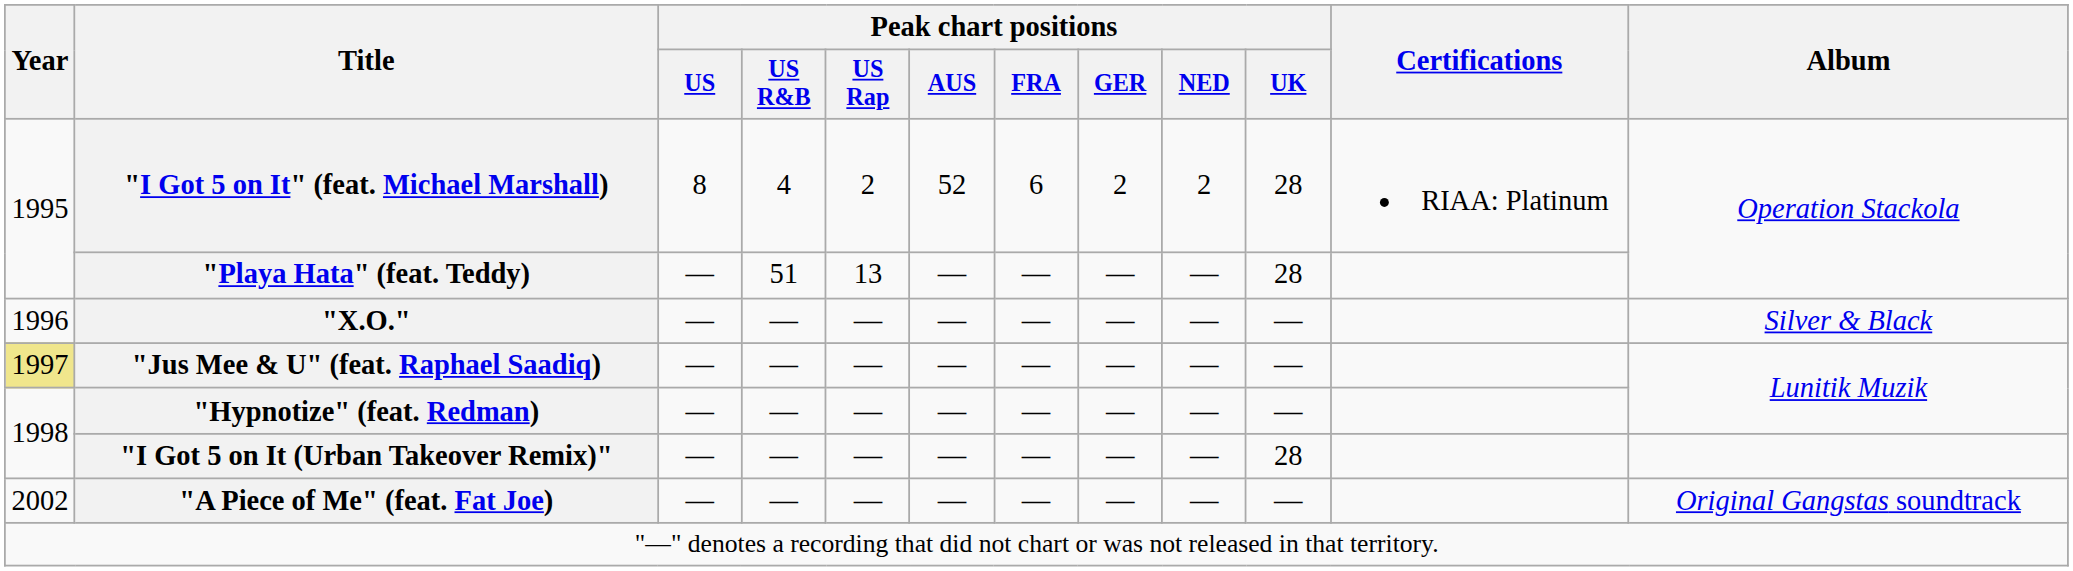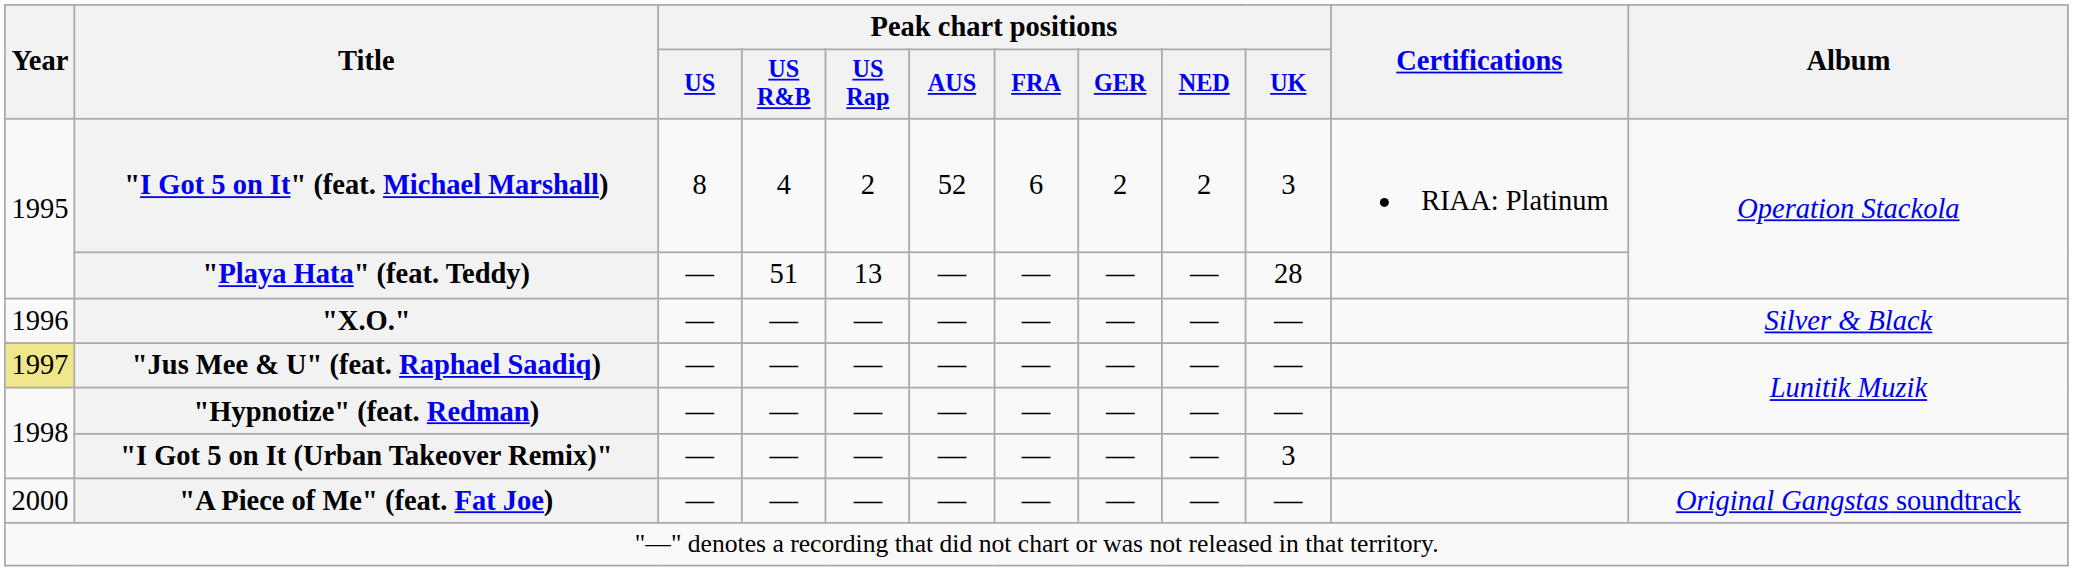(1288, 185) 28 -> (1288, 185) 3
(1288, 455) 28 -> (1288, 455) 3
(40, 500) 2002 -> (40, 500) 2000
